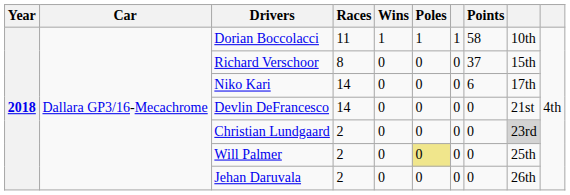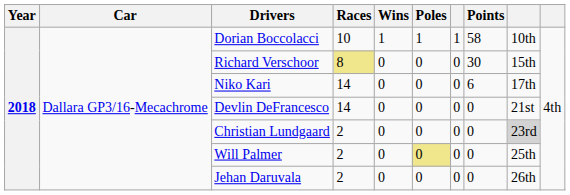(343, 38) 11 -> (343, 38) 10
(340, 61) no background -> (340, 61) khaki background
(474, 61) 37 -> (474, 61) 30
